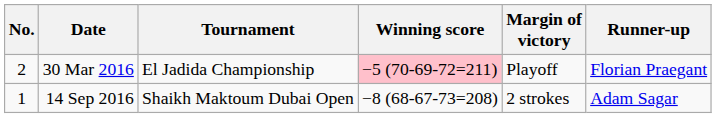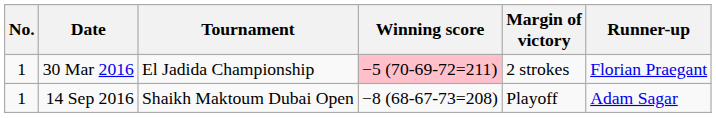(22, 69) 2 -> (22, 69) 1
(532, 69) Playoff -> (538, 69) 2 strokes
(538, 98) 2 strokes -> (532, 98) Playoff
